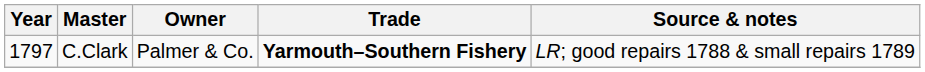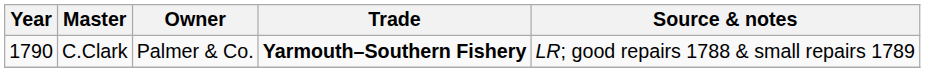(31, 51) 1797 -> (31, 51) 1790
